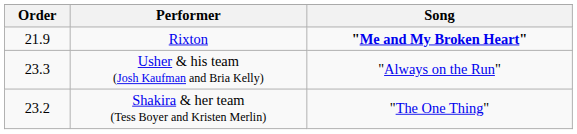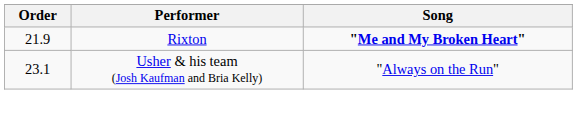(37, 69) 23.3 -> (38, 69) 23.1
- row: (188, 108)
